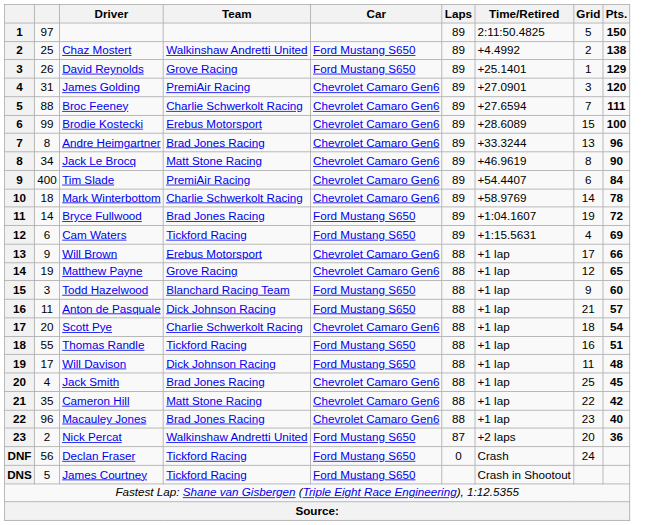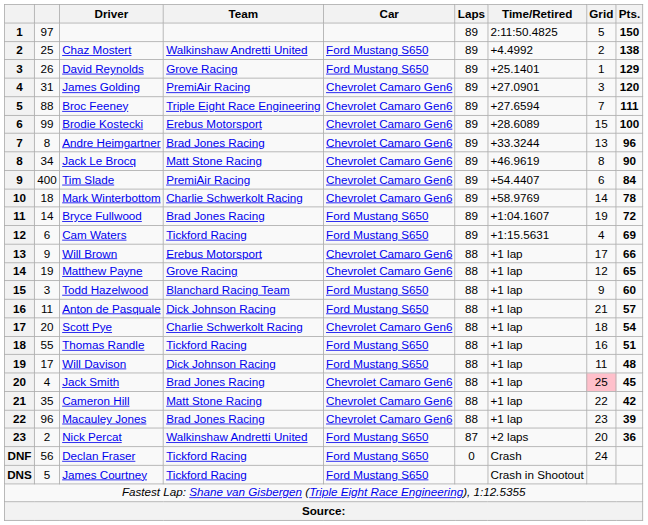(234, 106) Charlie Schwerkolt Racing -> (243, 106) Triple Eight Race Engineering
(588, 383) no background -> (601, 383) pink background
(616, 419) 40 -> (629, 419) 39
